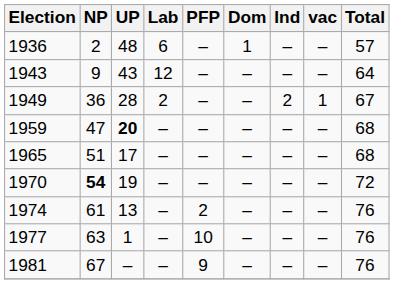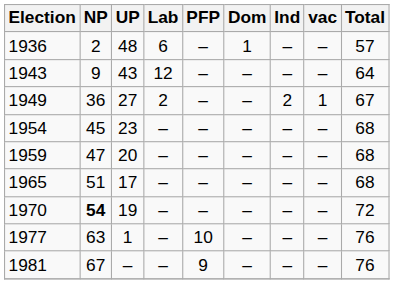(128, 100) 28 -> (128, 100) 27
+ row: (28, 127)
(128, 127) bold -> (128, 155) normal
- row: (28, 210)
